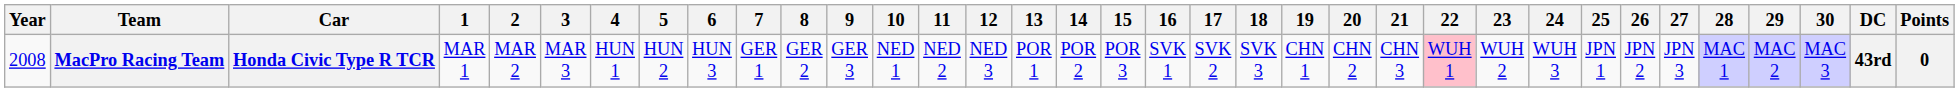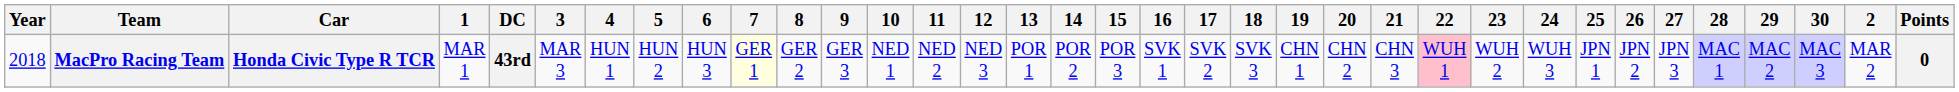columns swapped: (515, 19) <-> (1873, 19)
(27, 60) 2008 -> (27, 60) 2018
(759, 60) no background -> (754, 60) lightyellow background
